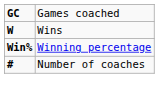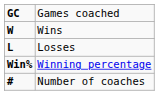+ row: (56, 47)
